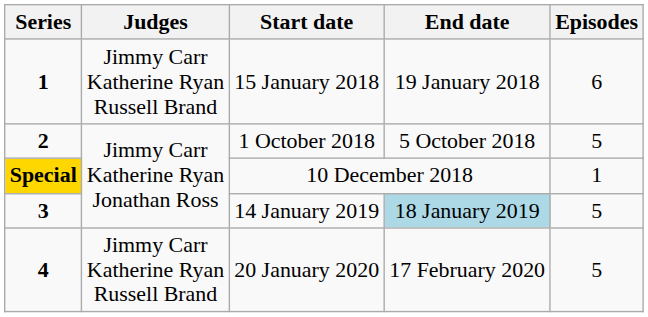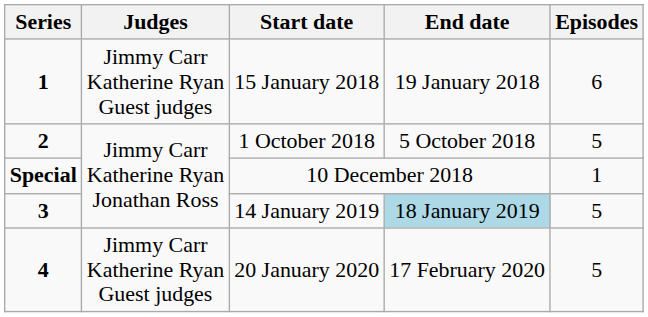(155, 81) Jimmy Carr Katherine Ryan Russell Brand -> (155, 81) Jimmy Carr Katherine Ryan Guest judges
(43, 175) gold background -> (43, 175) no background
(155, 269) Jimmy Carr Katherine Ryan Russell Brand -> (155, 269) Jimmy Carr Katherine Ryan Guest judges
